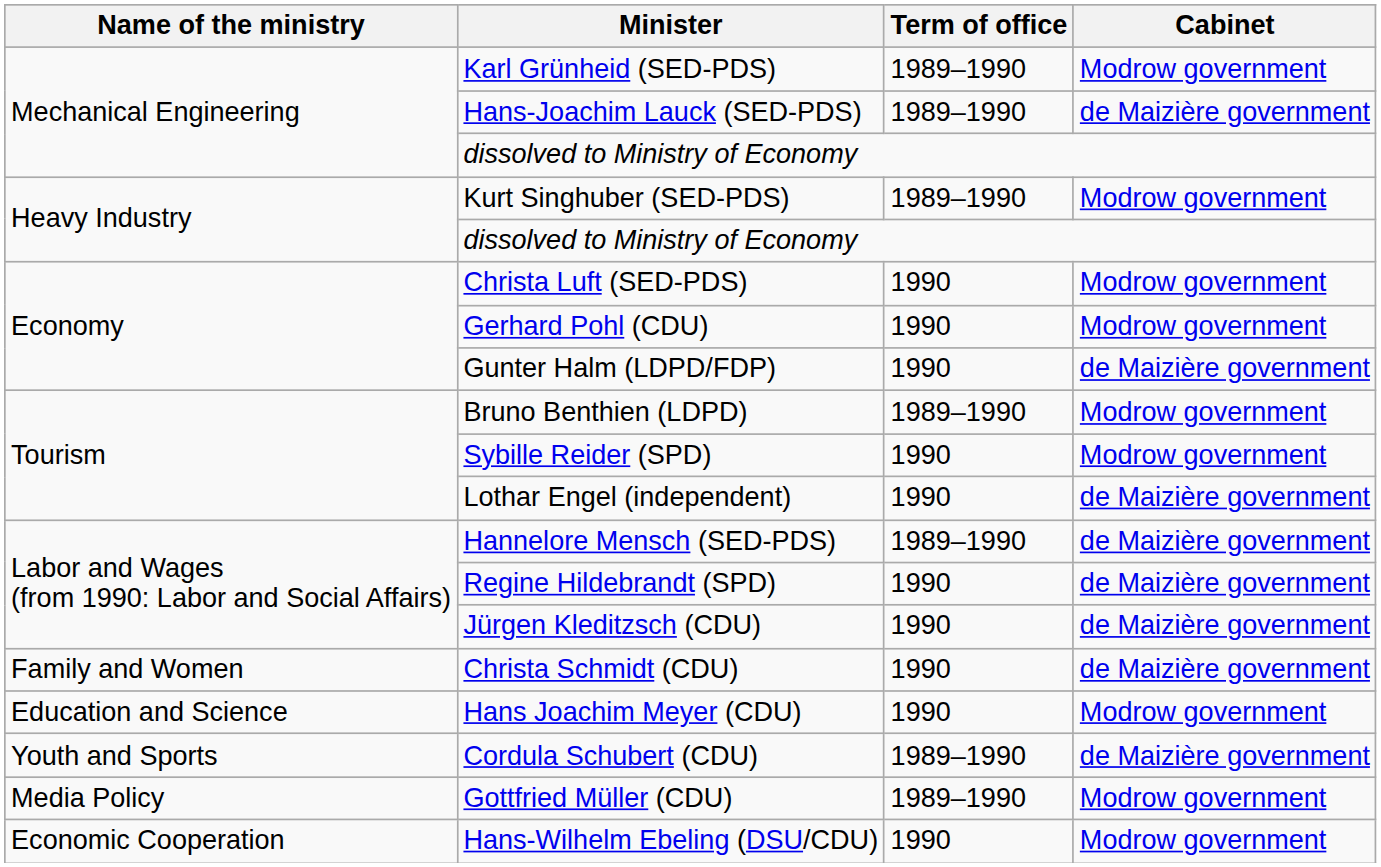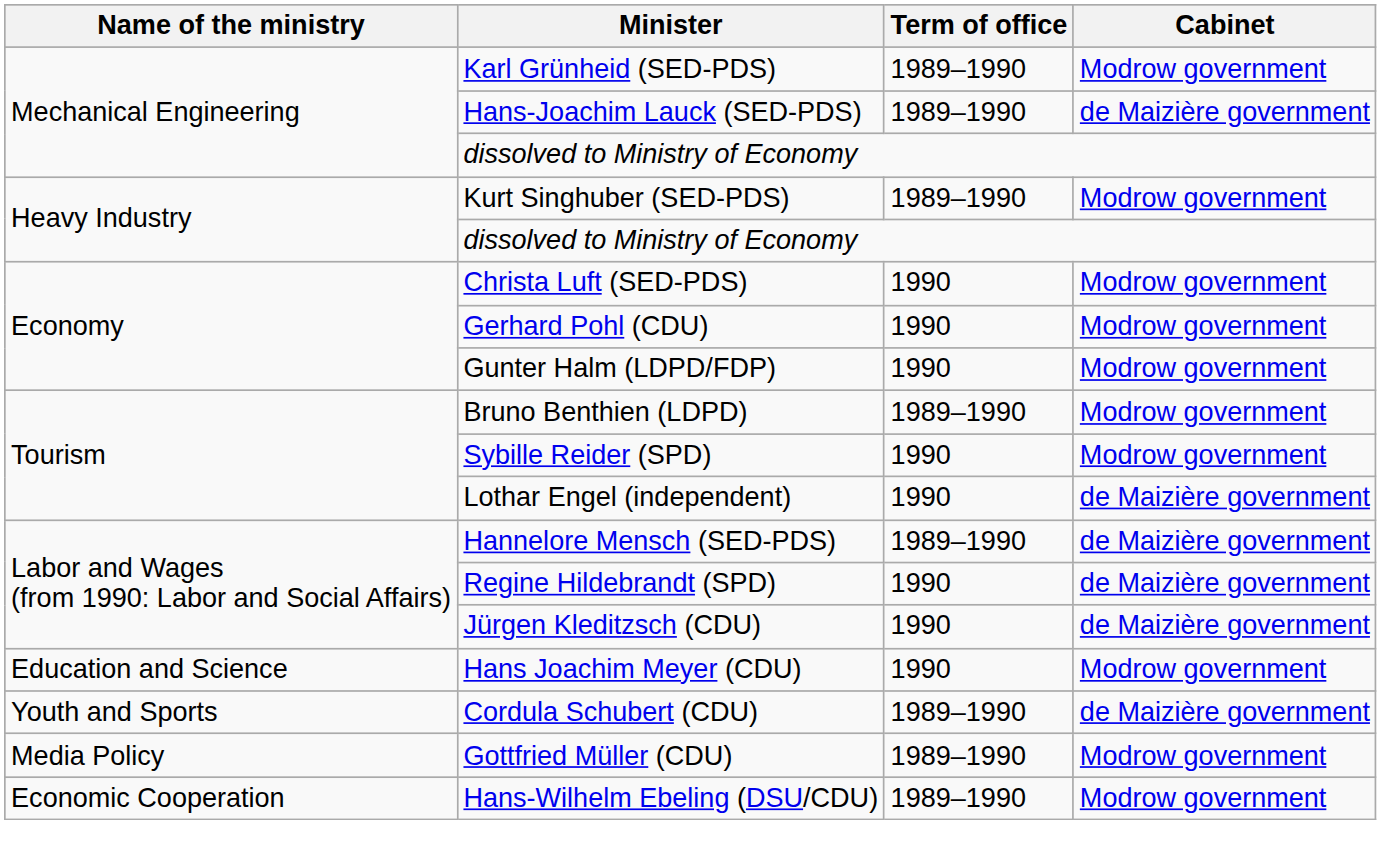(1225, 369) de Maizière government -> (1203, 369) Modrow government
- row: (127, 669)
(921, 840) 1990 -> (958, 797) 1989–1990
